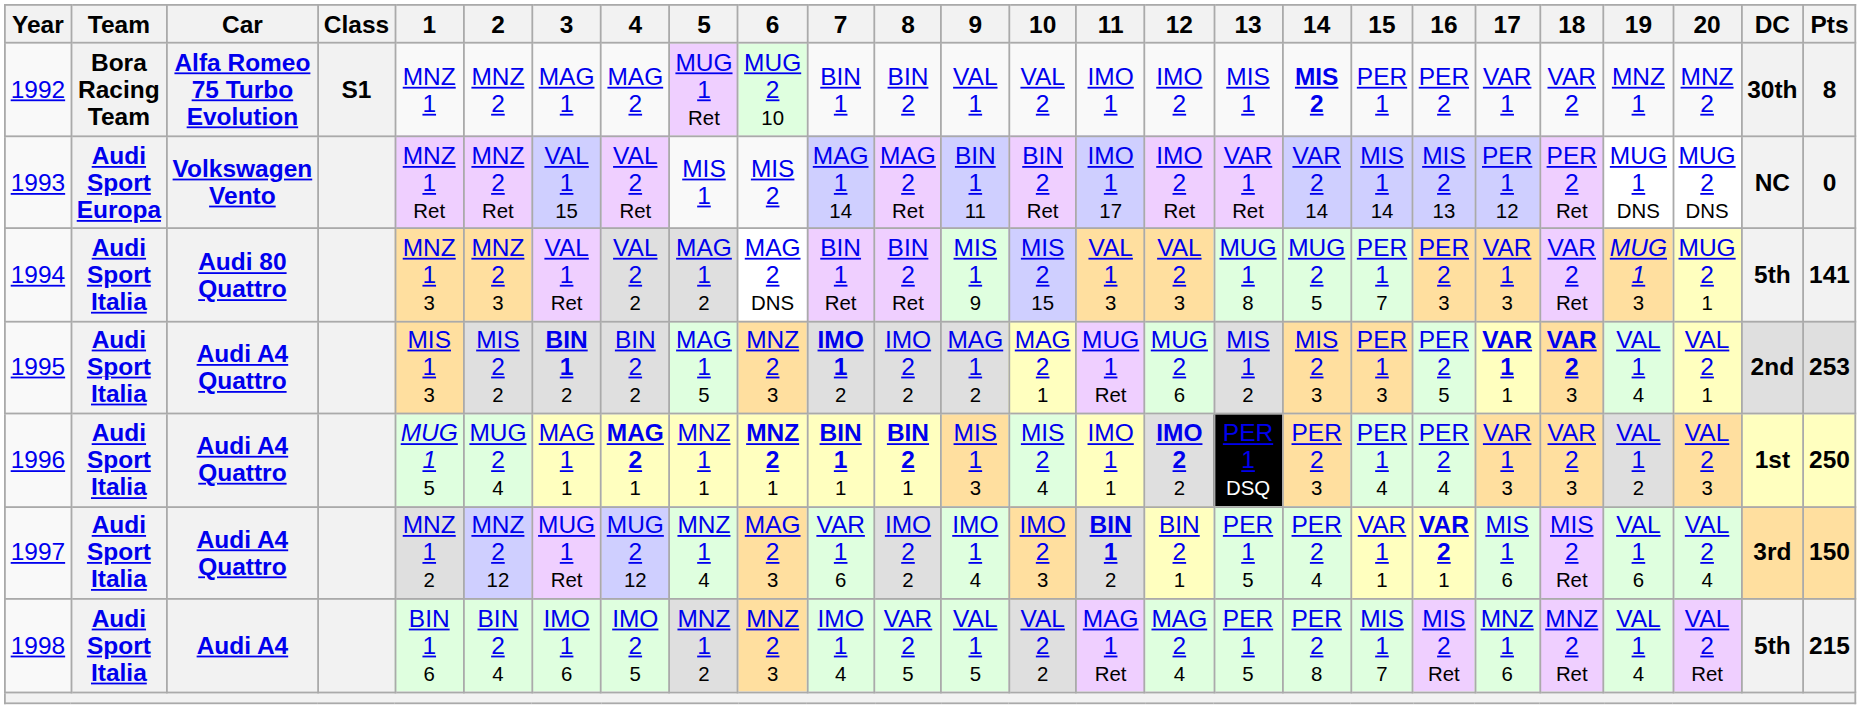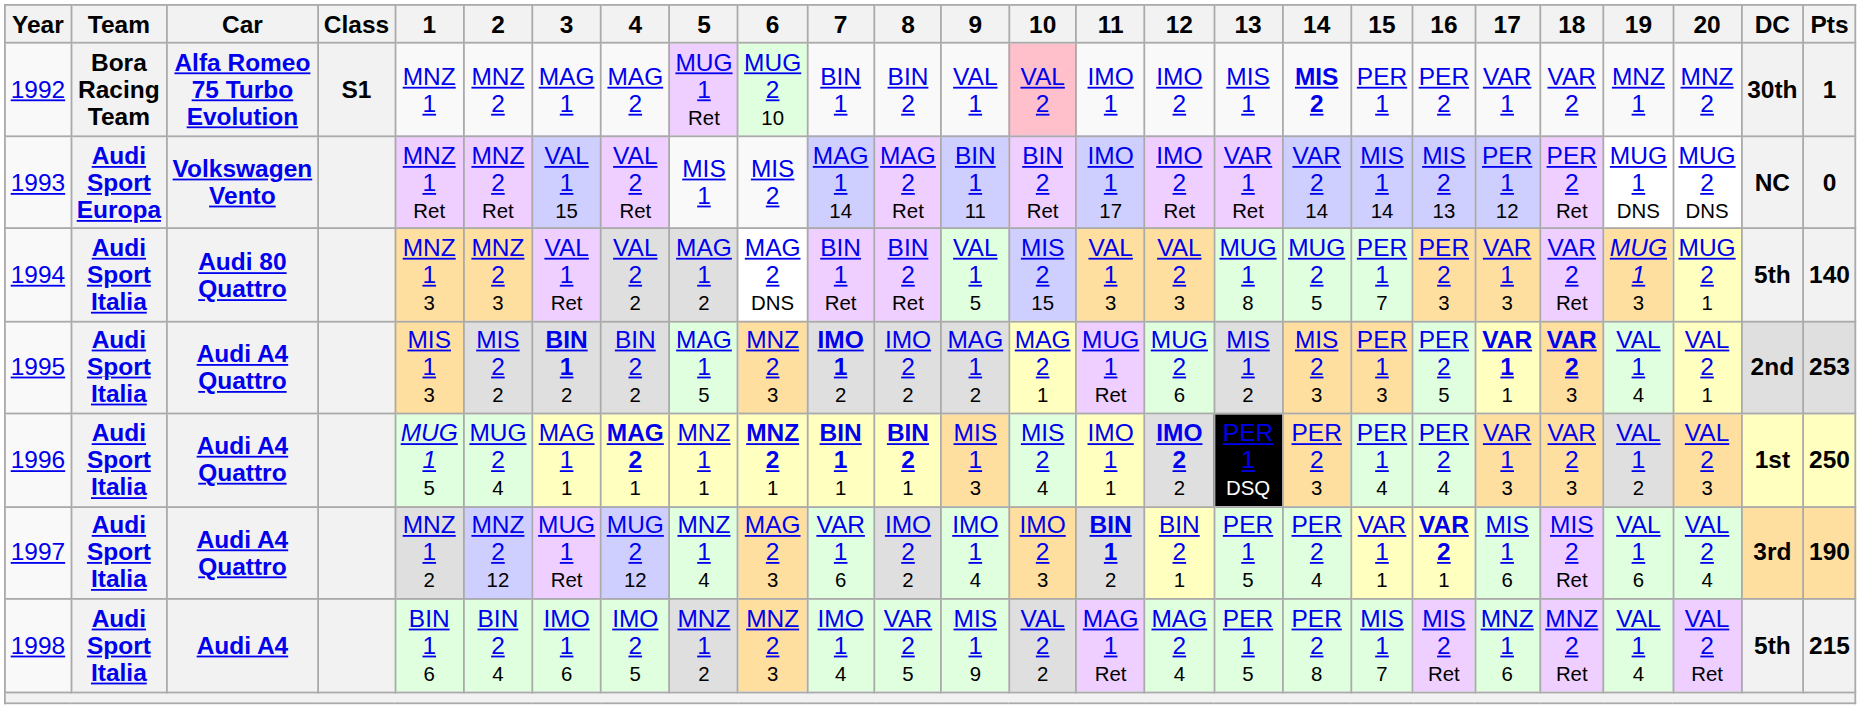(1043, 89) no background -> (1043, 89) pink background
(1830, 89) 8 -> (1830, 89) 1
(975, 274) MIS 1 9 -> (975, 274) VAL 1 5
(1830, 275) 141 -> (1830, 275) 140
(1830, 552) 150 -> (1830, 552) 190
(975, 644) VAL 1 5 -> (975, 644) MIS 1 9
